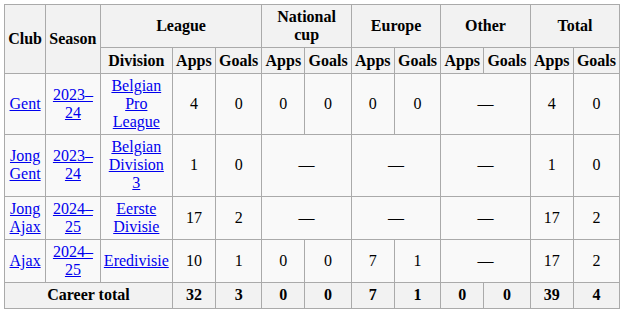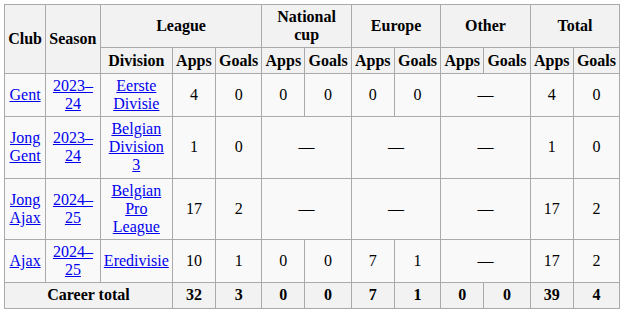(136, 103) Belgian Pro League -> (136, 94) Eerste Divisie
(136, 217) Eerste Divisie -> (136, 208) Belgian Pro League
